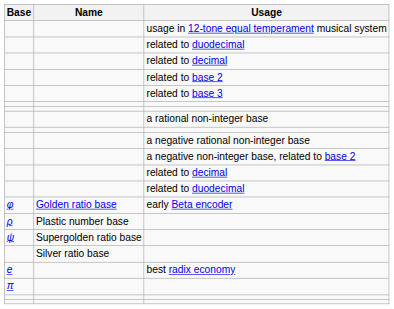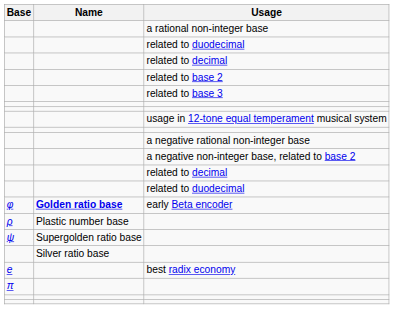rows swapped: (19, 119) <-> (19, 29)
(76, 205) normal -> (79, 205) bold
